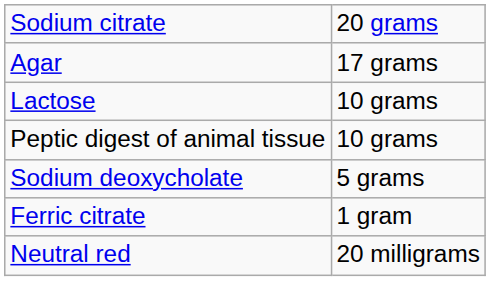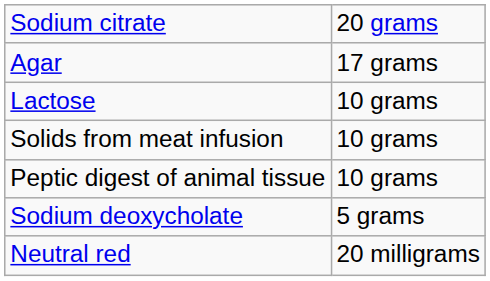+ row: (147, 139)
- row: (78, 216)
